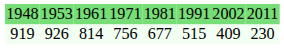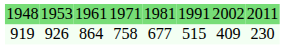(91, 34) 814 -> (91, 34) 864
(125, 34) 756 -> (125, 34) 758
